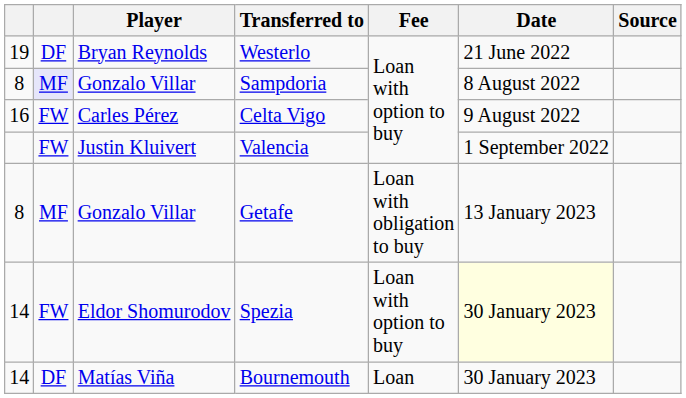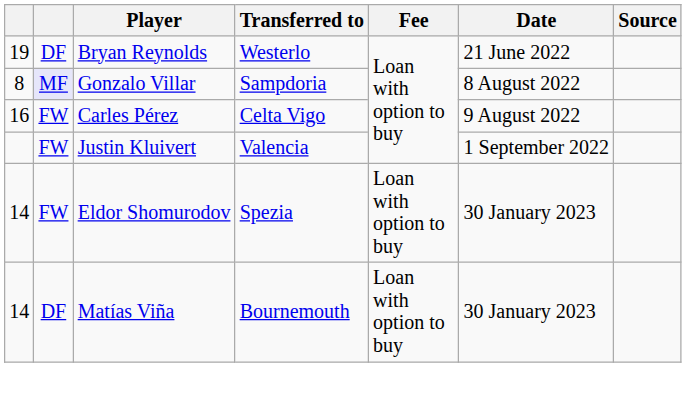- row: (266, 212)
(530, 311) lightyellow background -> (530, 212) no background
(394, 377) Loan -> (409, 311) Loan with option to buy
